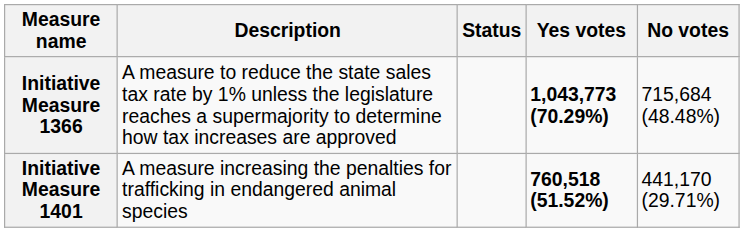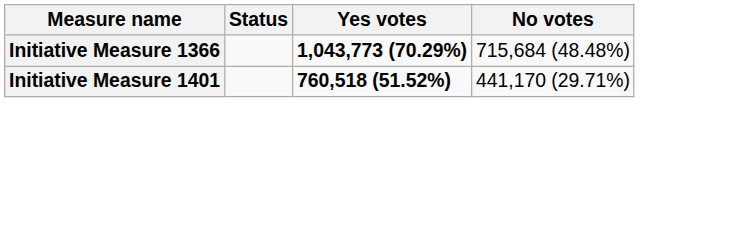- column: (288, 30)
